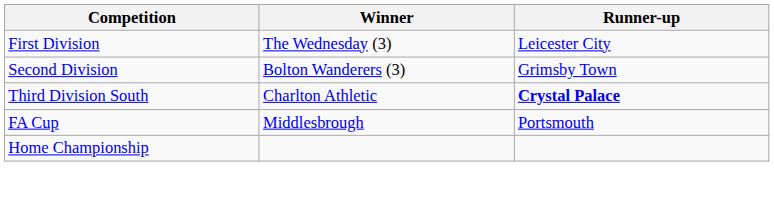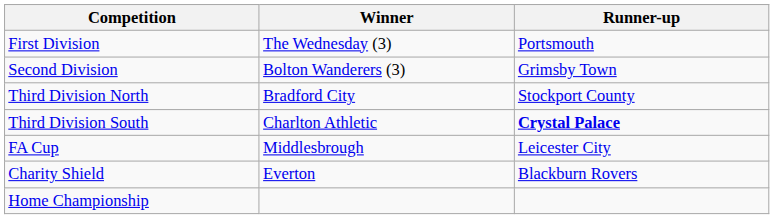(564, 43) Leicester City -> (556, 43) Portsmouth
+ row: (78, 95)
(556, 122) Portsmouth -> (564, 148) Leicester City
+ row: (56, 174)
